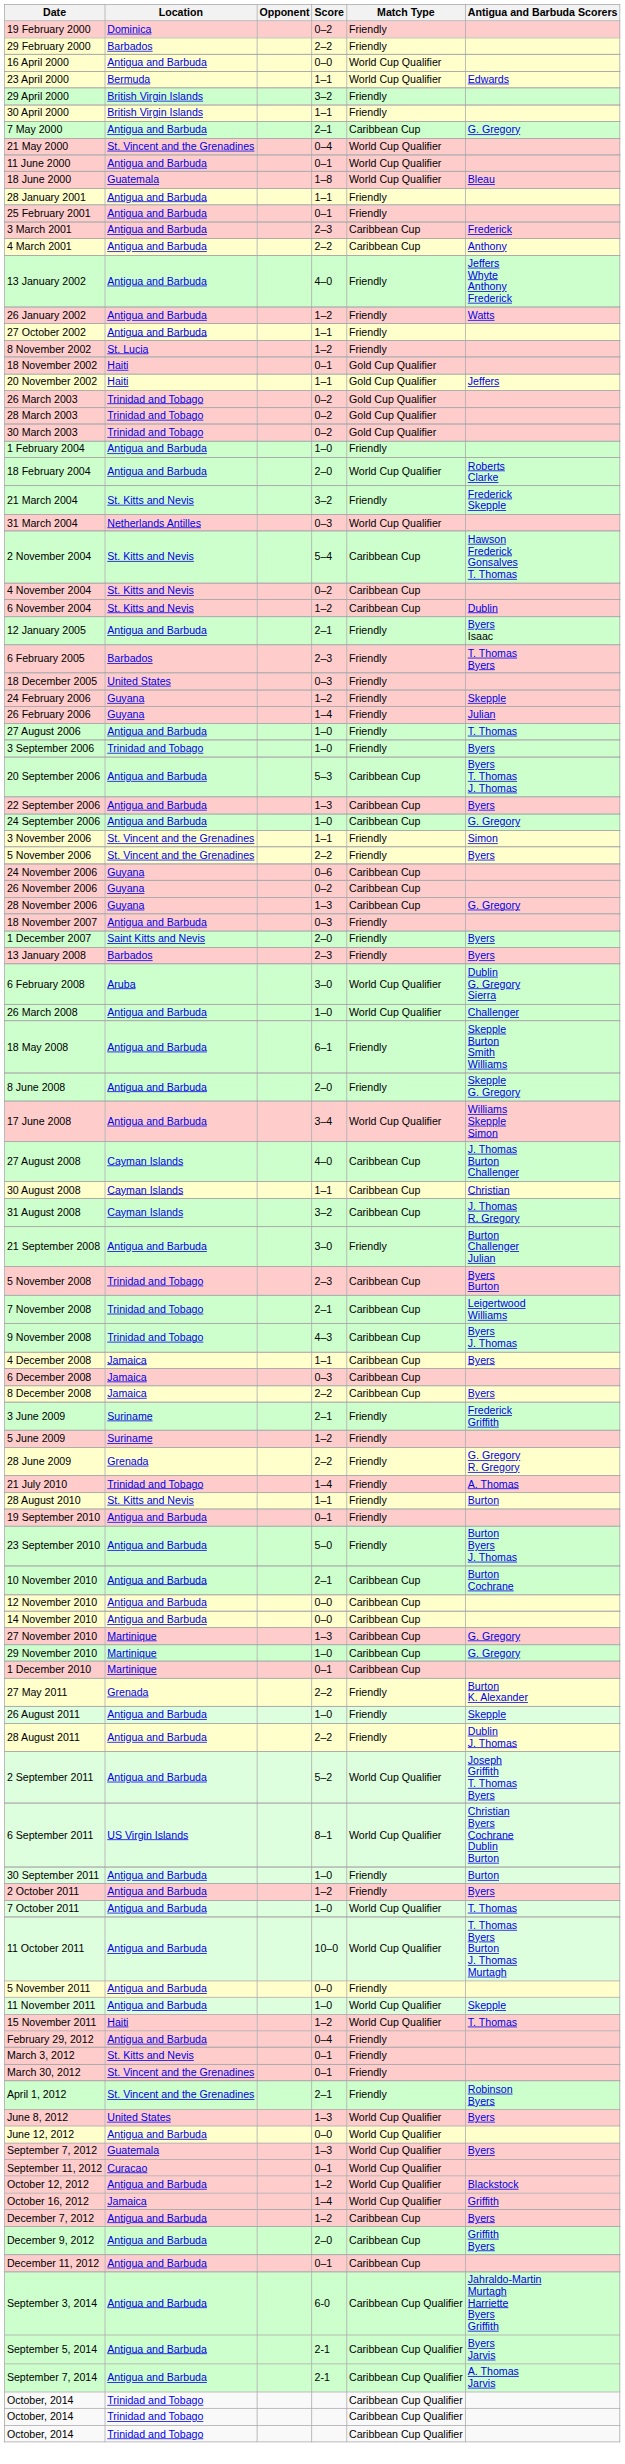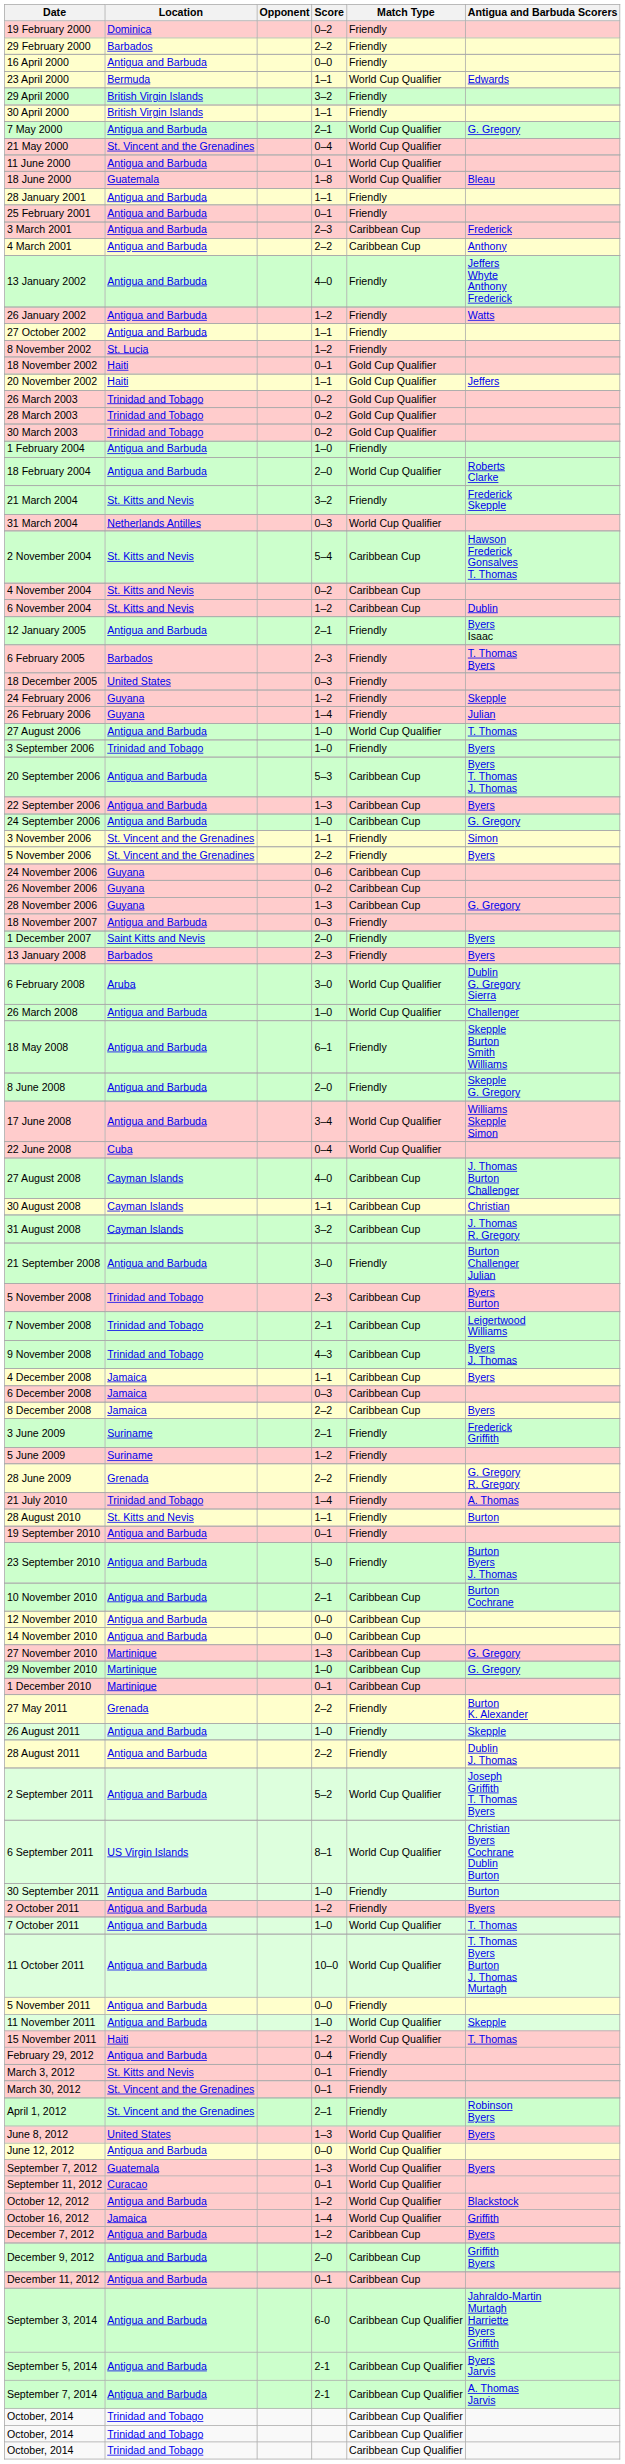(395, 63) World Cup Qualifier -> (368, 63) Friendly
(385, 129) Caribbean Cup -> (395, 129) World Cup Qualifier
(368, 731) Friendly -> (395, 731) World Cup Qualifier
+ row: (39, 1149)
